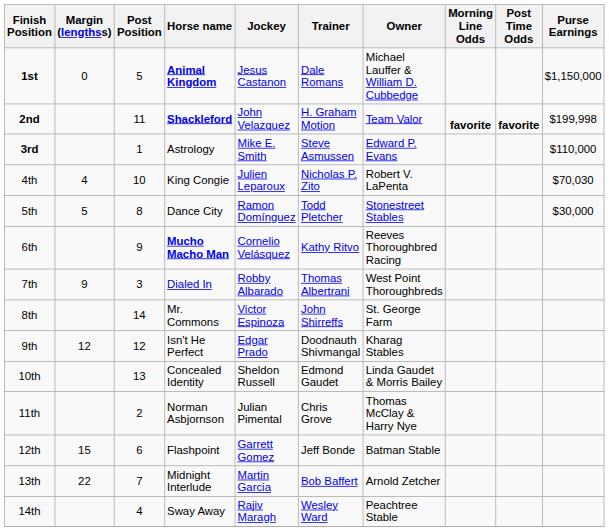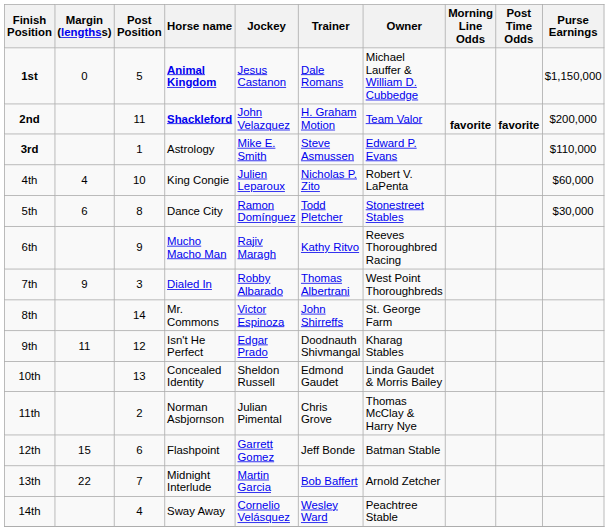(573, 119) $199,998 -> (573, 119) $200,000
(573, 180) $70,030 -> (573, 180) $60,000
(84, 211) 5 -> (84, 211) 6
(198, 248) bold -> (197, 248) normal
(264, 248) Cornelio Velásquez -> (257, 248) Rajiv Maragh
(84, 346) 12 -> (84, 346) 11
(257, 512) Rajiv Maragh -> (264, 512) Cornelio Velásquez
